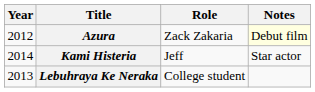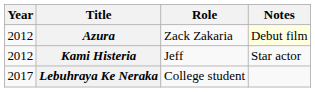(20, 55) 2014 -> (20, 55) 2012
(20, 76) 2013 -> (20, 76) 2017
